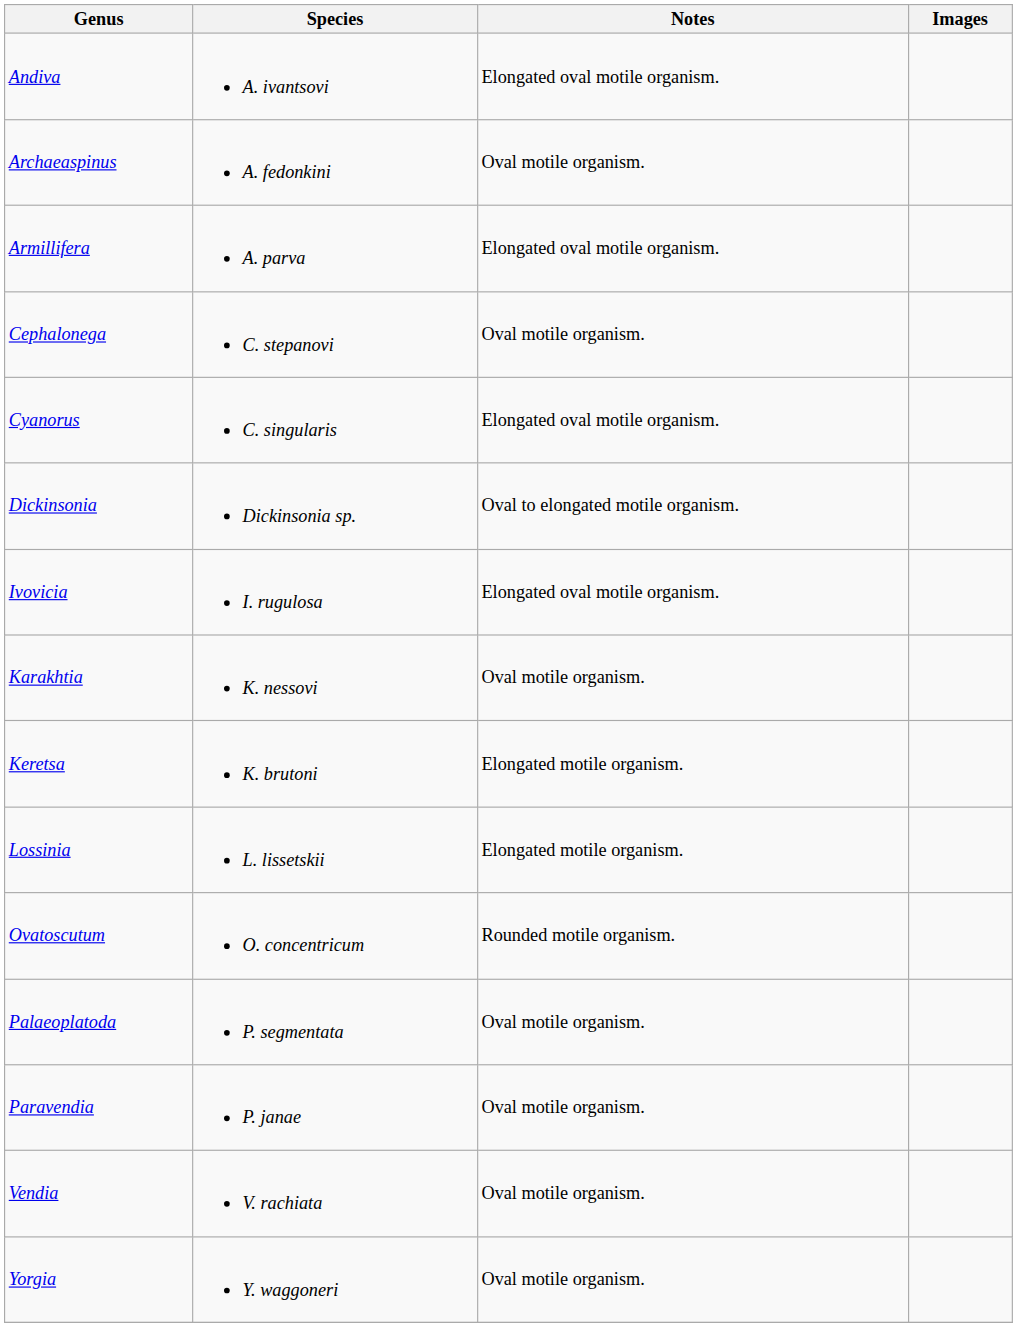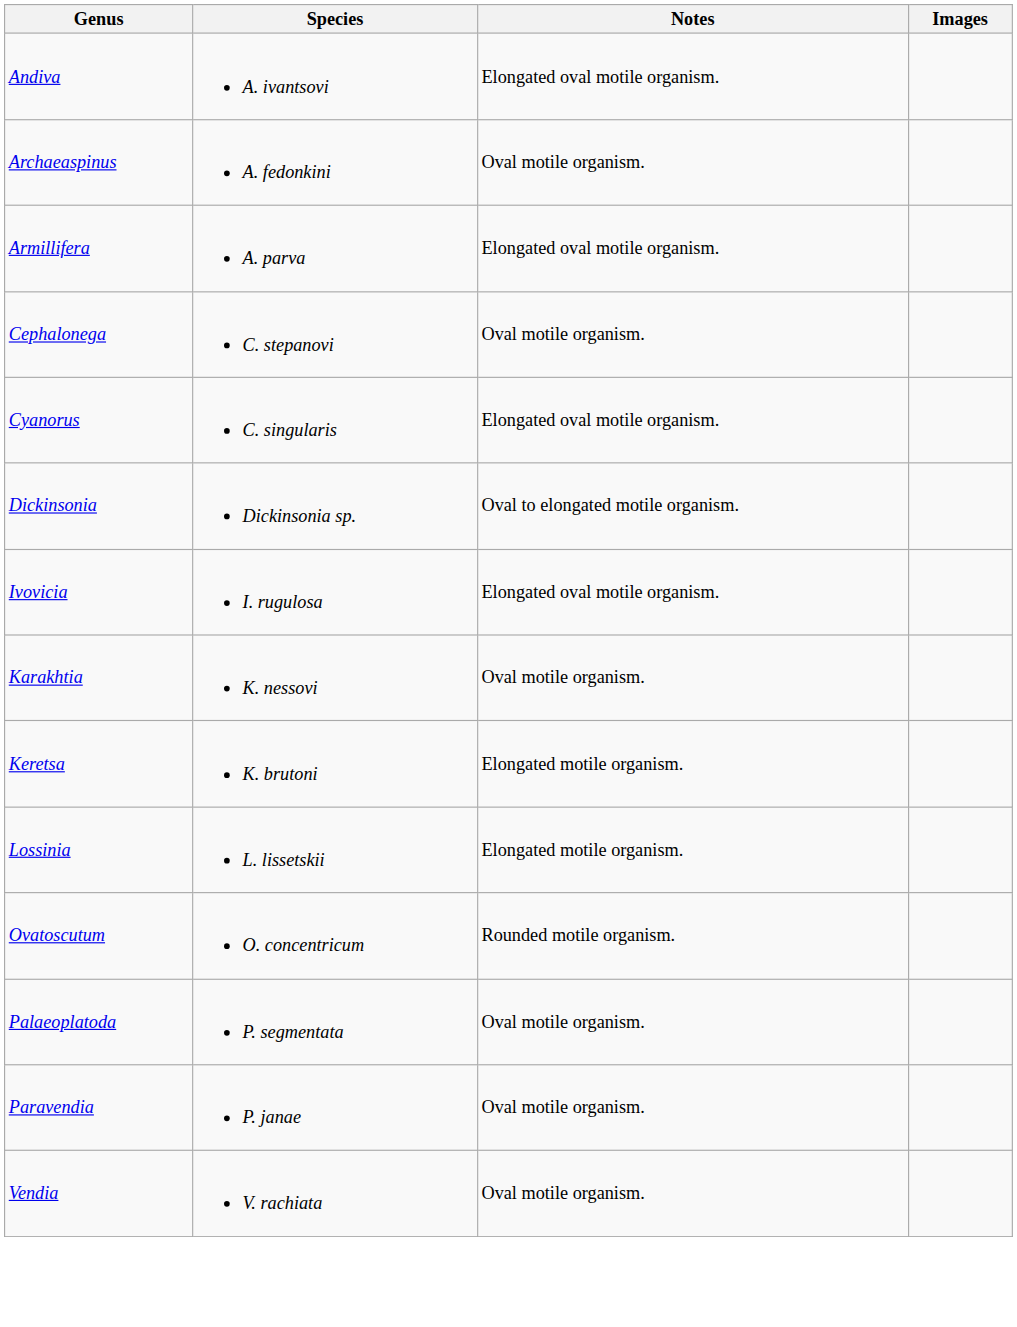- row: (32, 1279)
